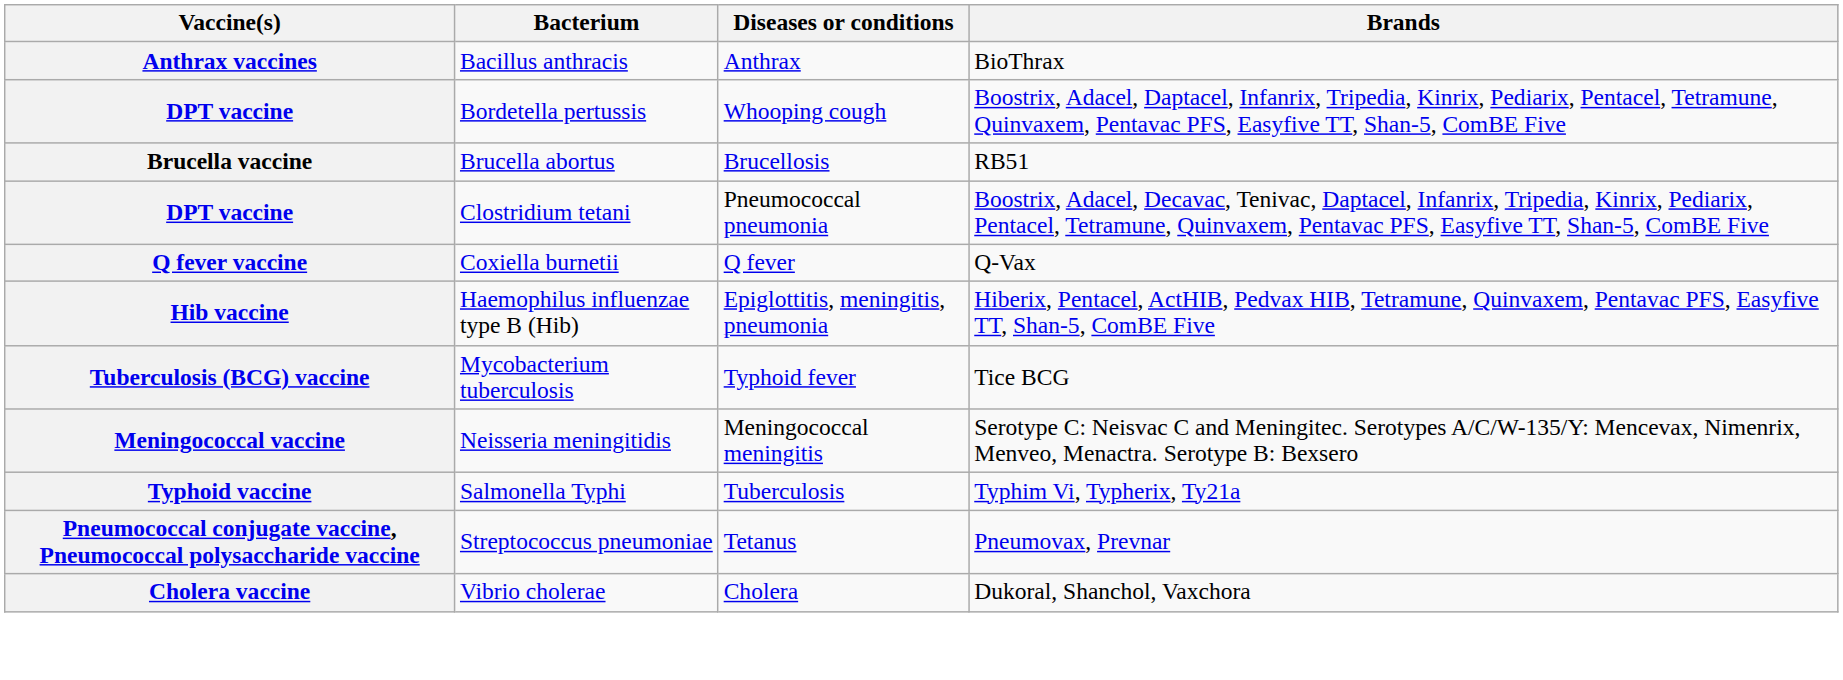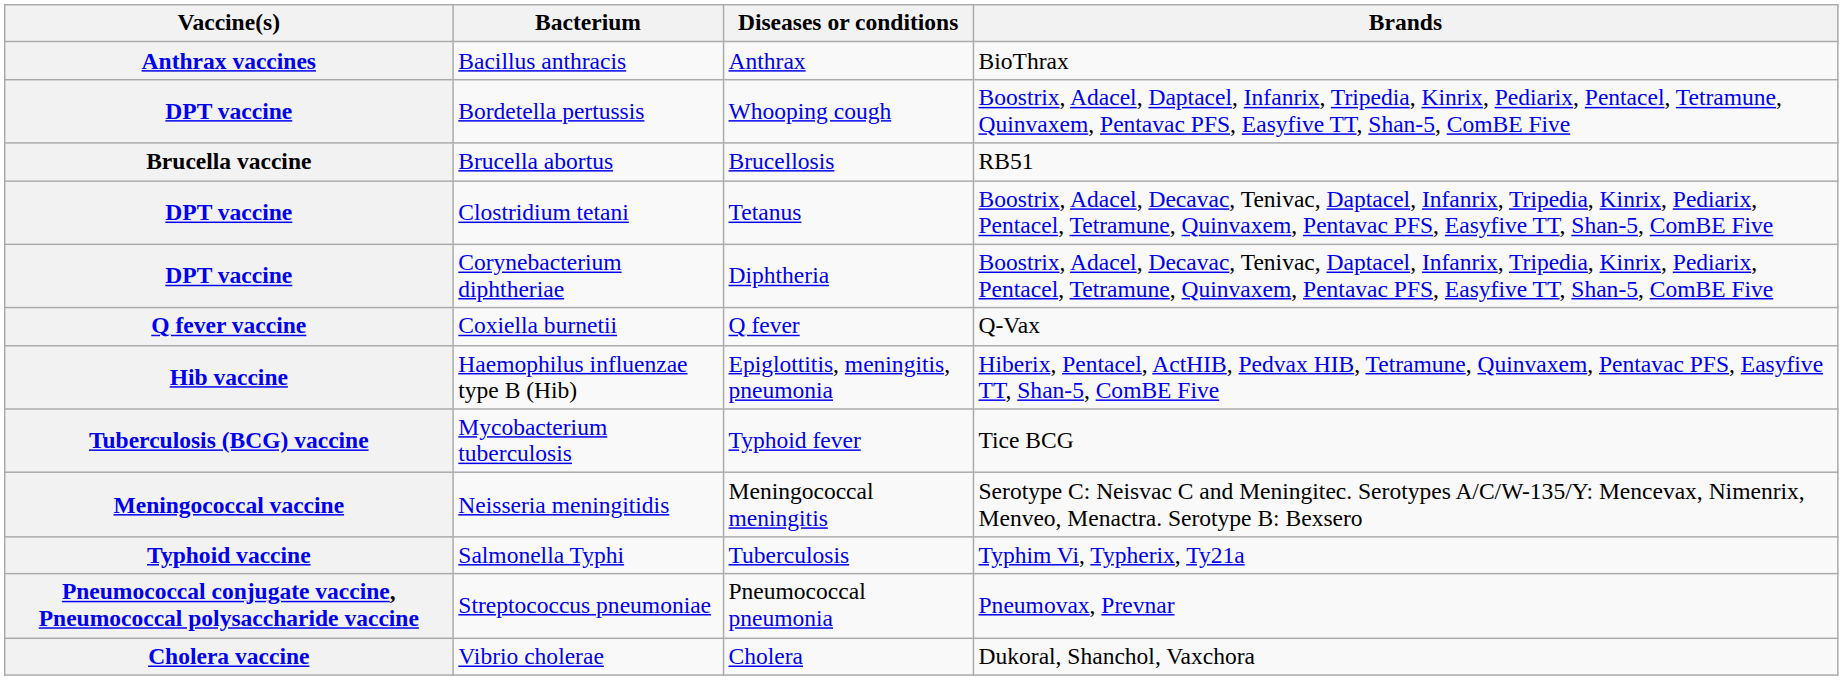(792, 212) Pneumococcal pneumonia -> (765, 212) Tetanus
+ row: (540, 275)
(760, 541) Tetanus -> (797, 605) Pneumococcal pneumonia
